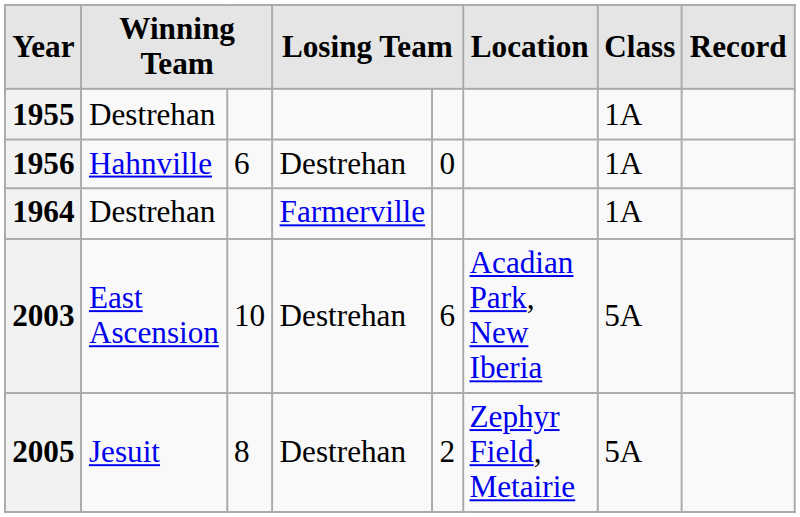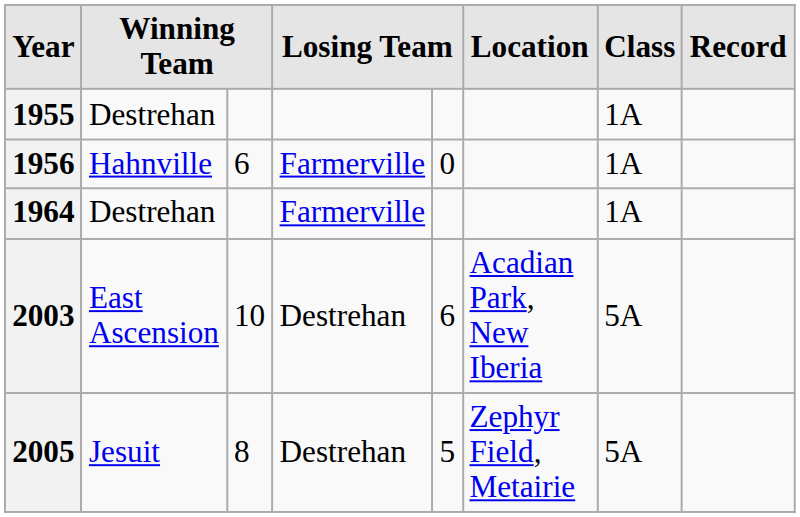(343, 163) Destrehan -> (352, 163) Farmerville
(447, 452) 2 -> (447, 452) 5
